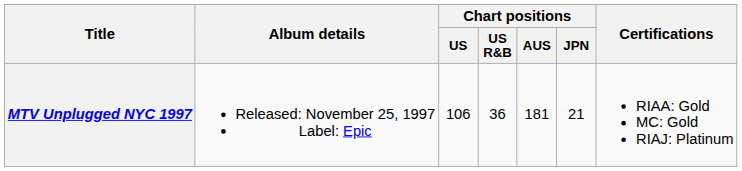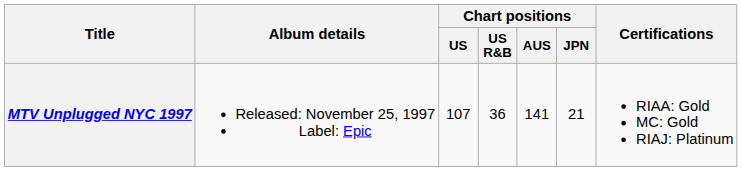(458, 114) 106 -> (458, 114) 107
(537, 114) 181 -> (537, 114) 141
